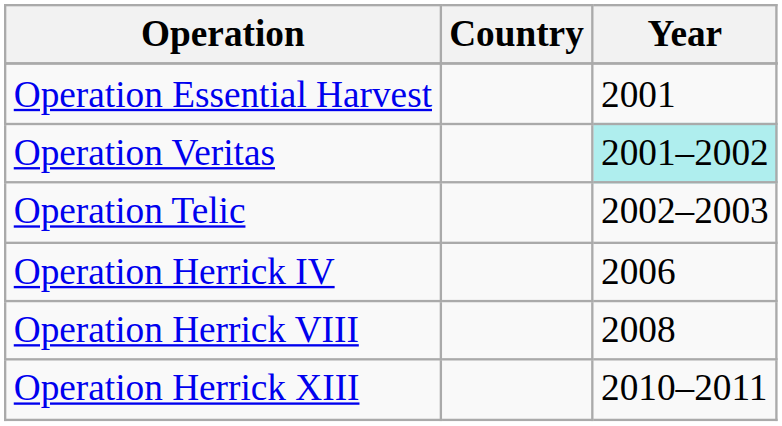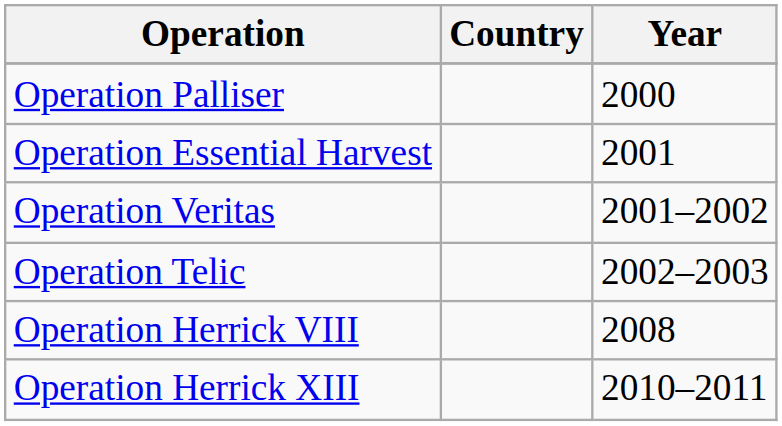+ row: (149, 93)
(685, 152) paleturquoise background -> (685, 211) no background
- row: (174, 270)
